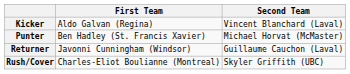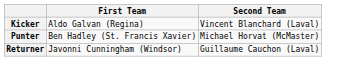- row: (30, 62)
